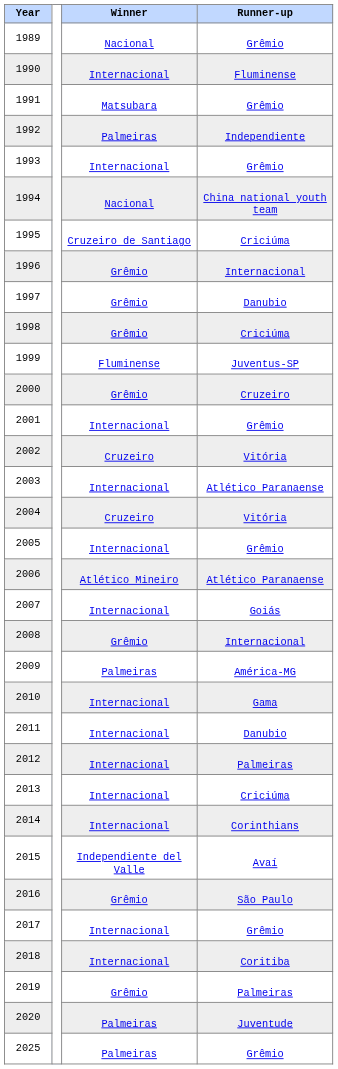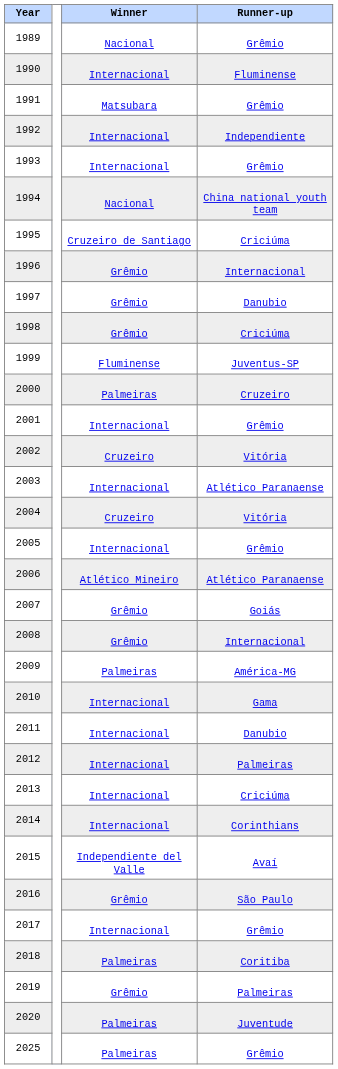(129, 137) Palmeiras -> (129, 137) Internacional
(129, 396) Grêmio -> (129, 396) Palmeiras
(129, 611) Internacional -> (129, 611) Grêmio
(129, 962) Internacional -> (129, 962) Palmeiras
